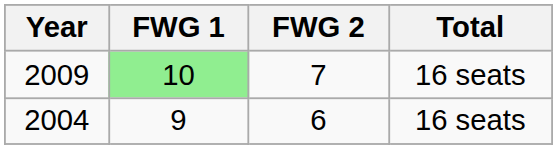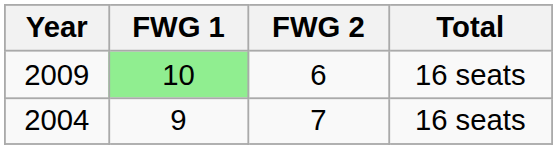(318, 74) 7 -> (318, 74) 6
(318, 120) 6 -> (318, 120) 7
